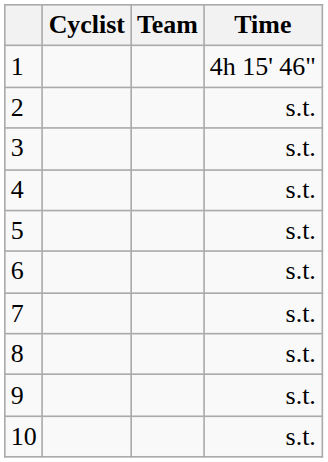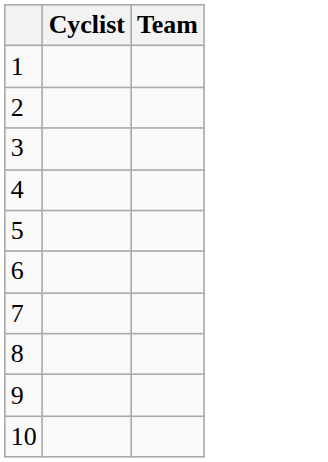- column: (263, 25)
